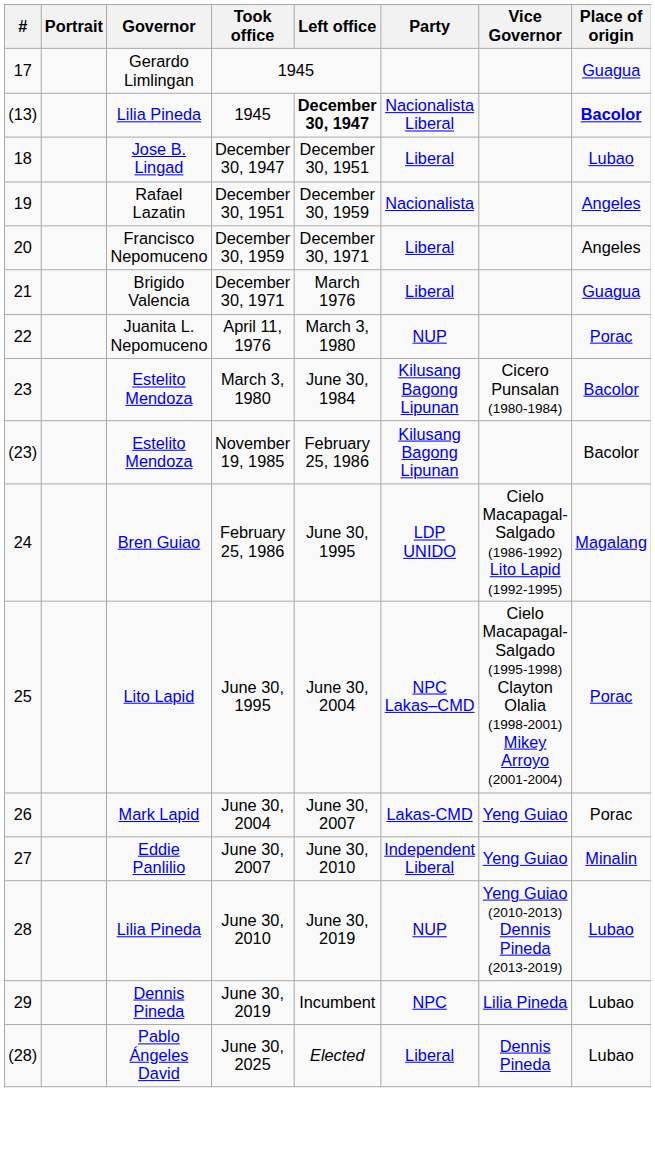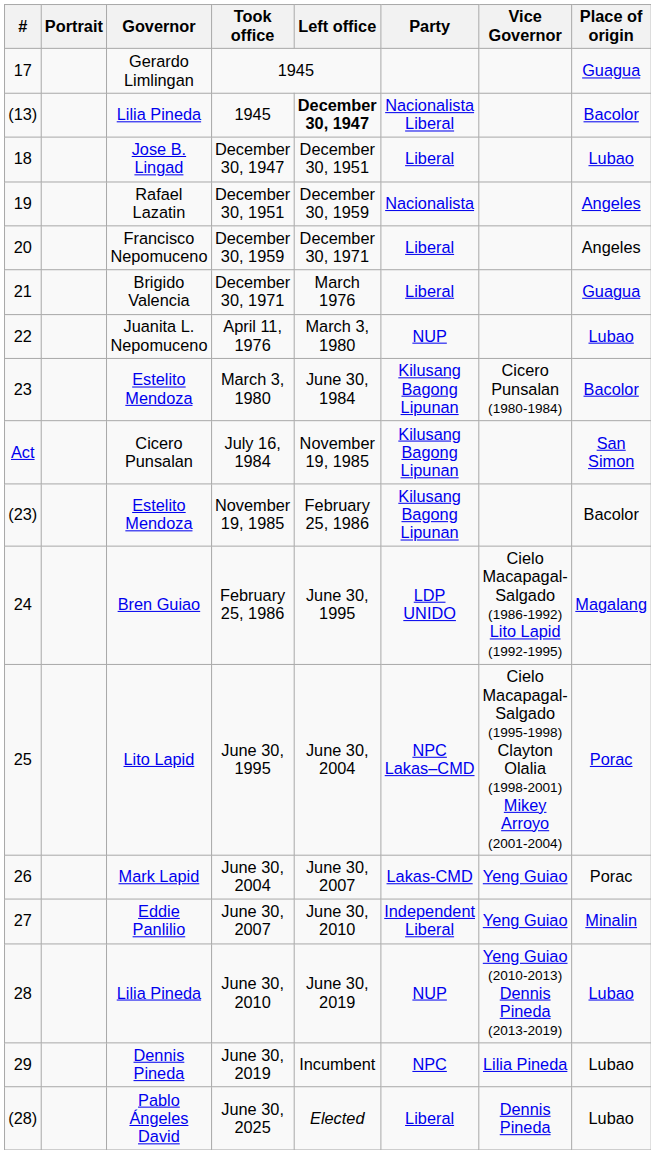(611, 115) bold -> (611, 115) normal
(611, 336) Porac -> (611, 336) Lubao
+ row: (23, 452)
